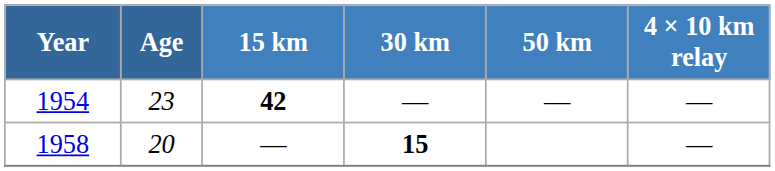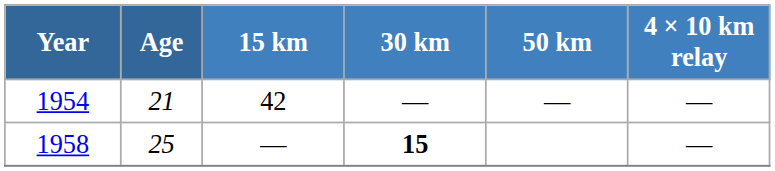(162, 100) 23 -> (162, 100) 21
(273, 100) bold -> (273, 100) normal
(162, 144) 20 -> (162, 144) 25
